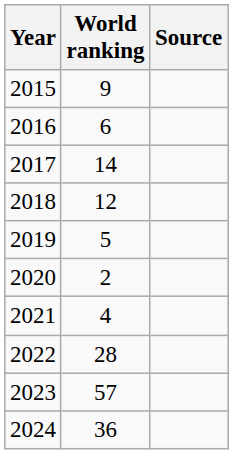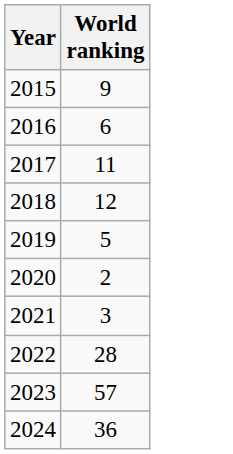- column: (189, 37)
(106, 164) 14 -> (106, 164) 11
(106, 315) 4 -> (106, 315) 3
